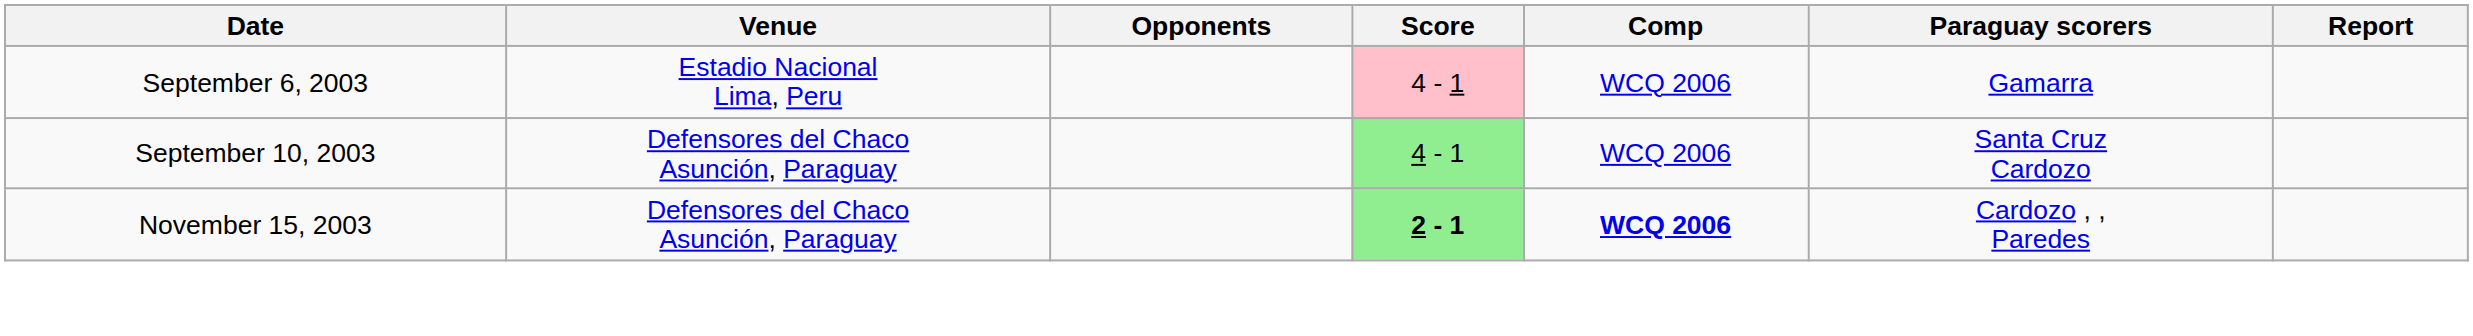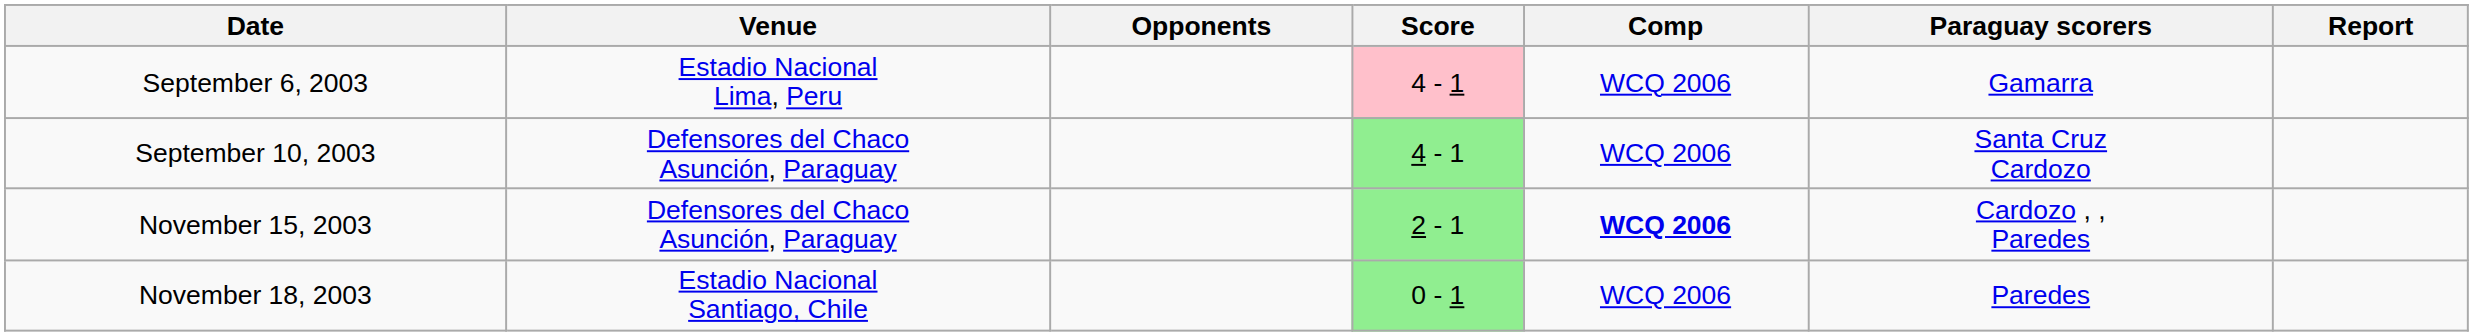(1438, 224) bold -> (1438, 224) normal
+ row: (255, 295)
